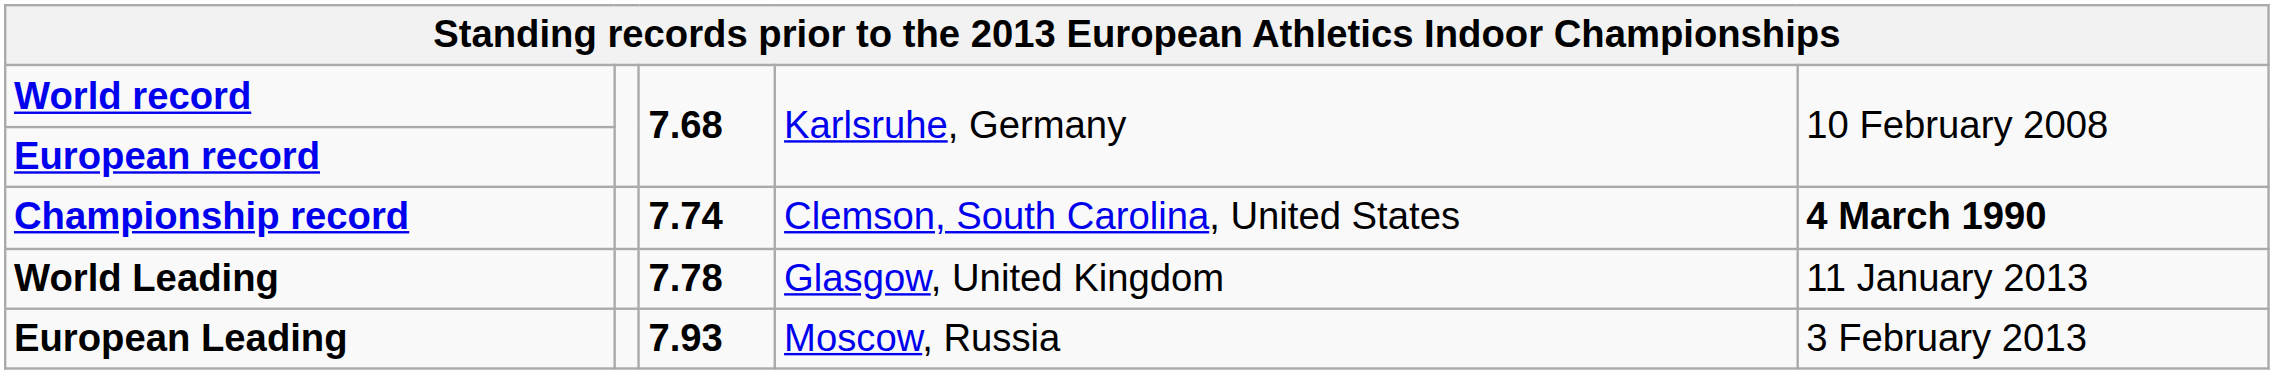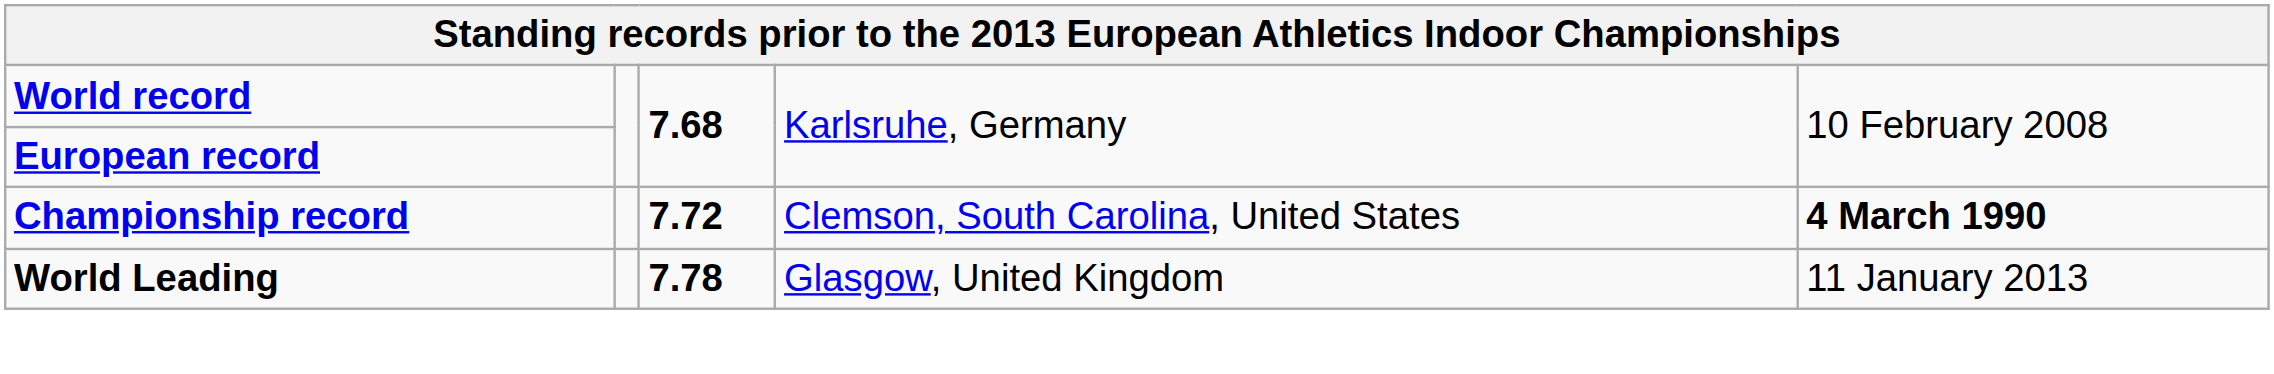(686, 216) 7.74 -> (686, 216) 7.72
- row: (181, 338)
